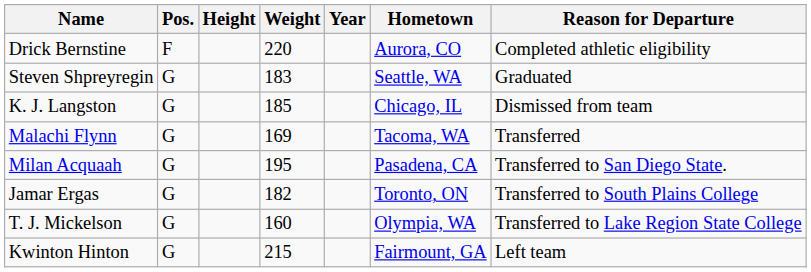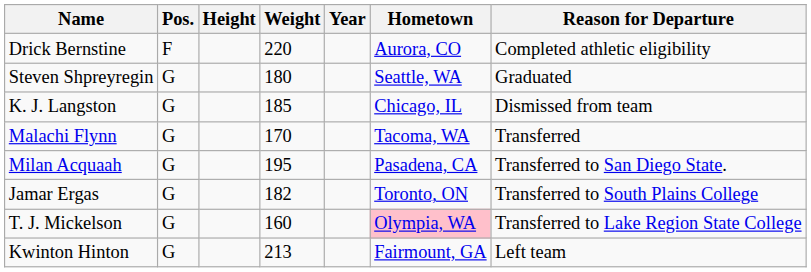(278, 77) 183 -> (278, 77) 180
(278, 135) 169 -> (278, 135) 170
(425, 223) no background -> (425, 223) pink background
(278, 252) 215 -> (278, 252) 213
